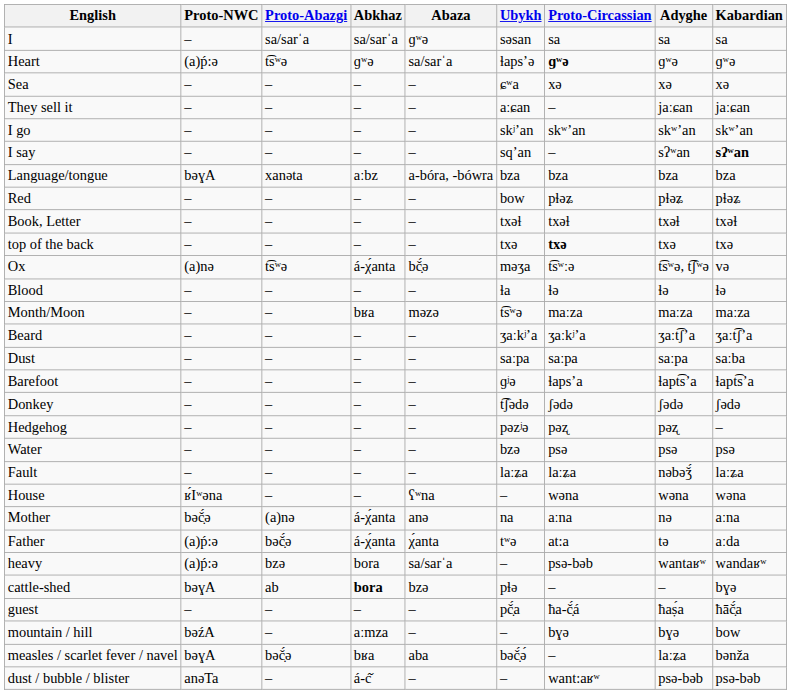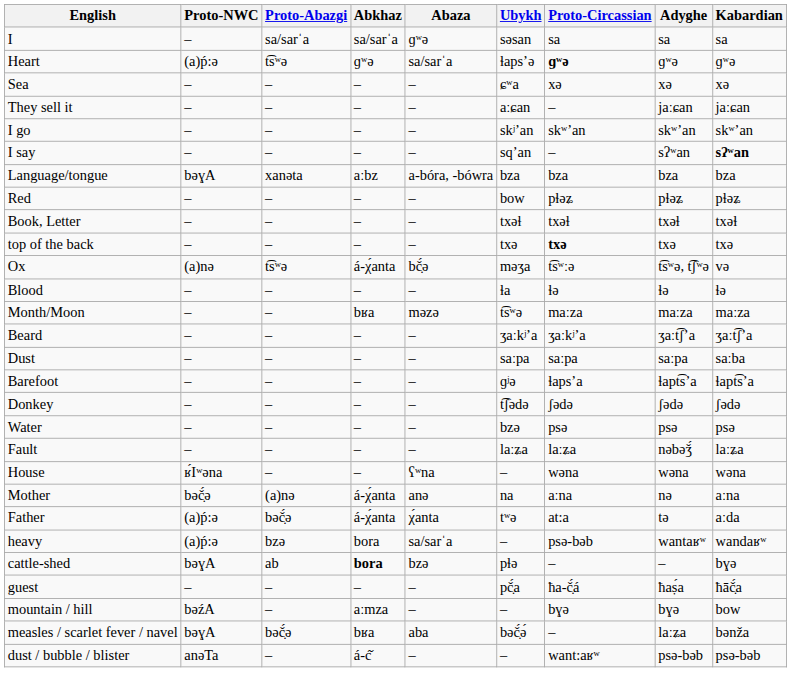- row: (37, 426)
